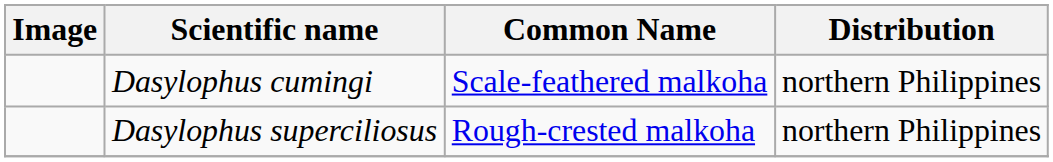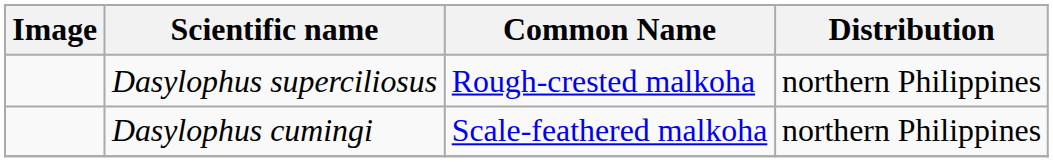rows swapped: (274, 130) <-> (242, 80)
